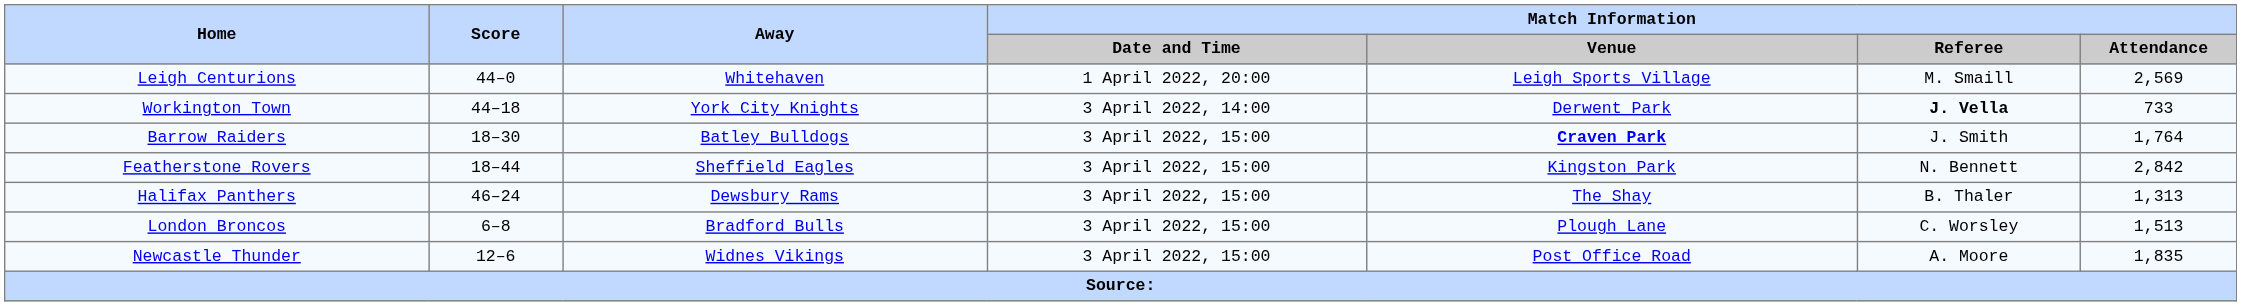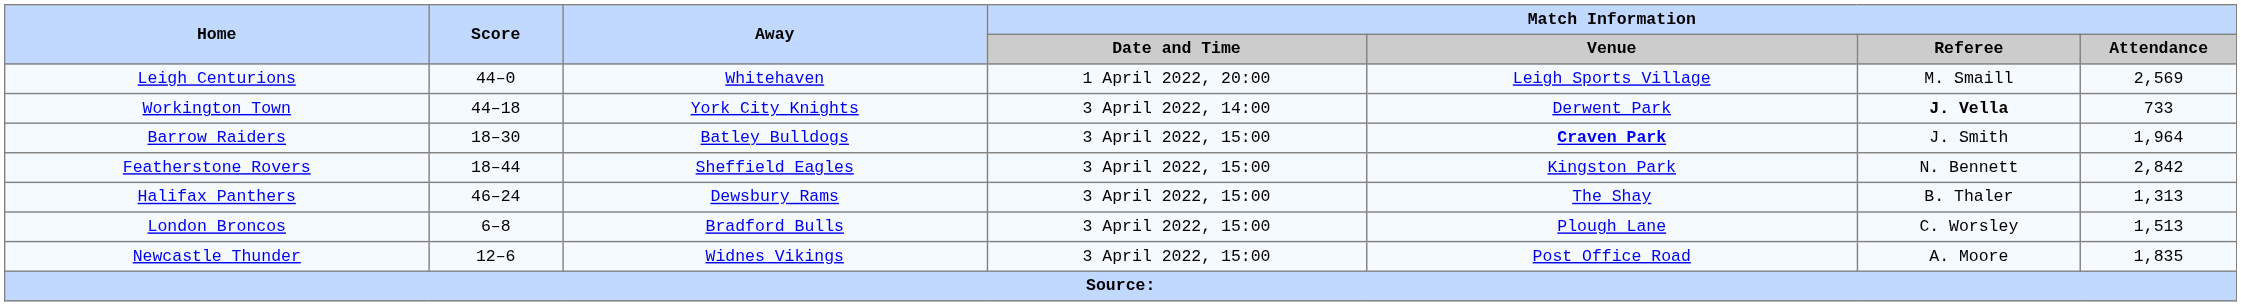(2159, 138) 1,764 -> (2159, 138) 1,964
